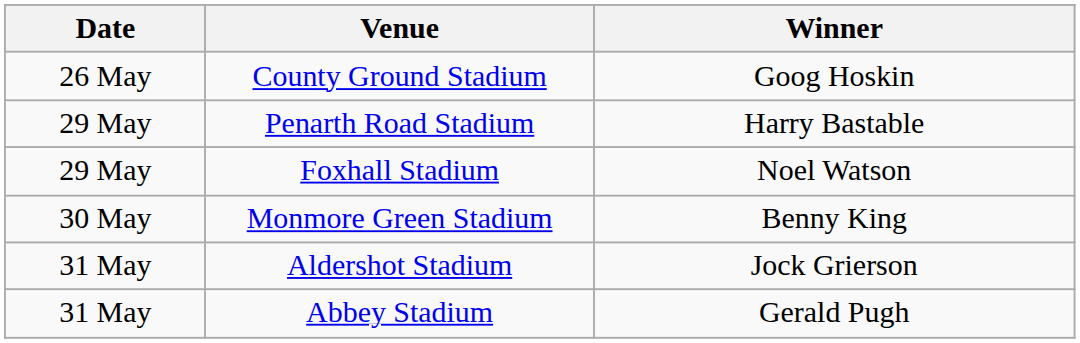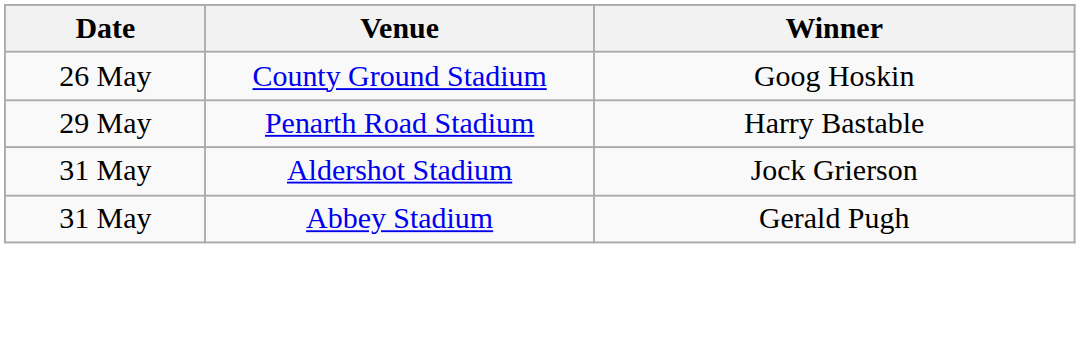- row: (400, 170)
- row: (400, 218)
